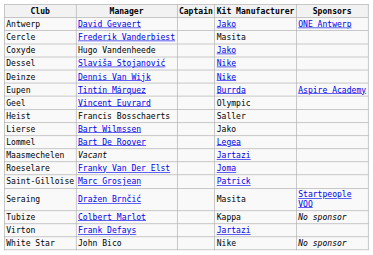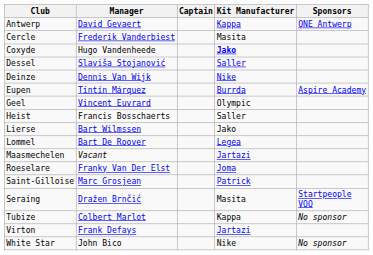(226, 24) Jako -> (229, 24) Kappa
(226, 50) normal -> (226, 50) bold
(226, 63) Nike -> (231, 63) Saller
